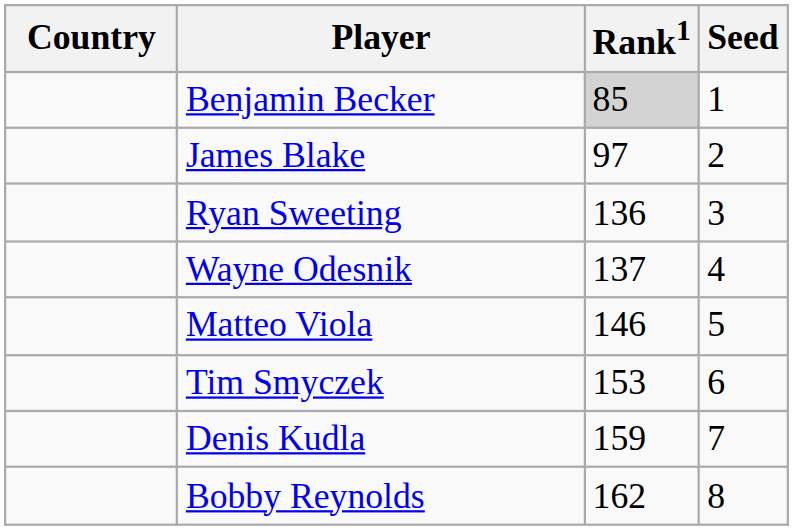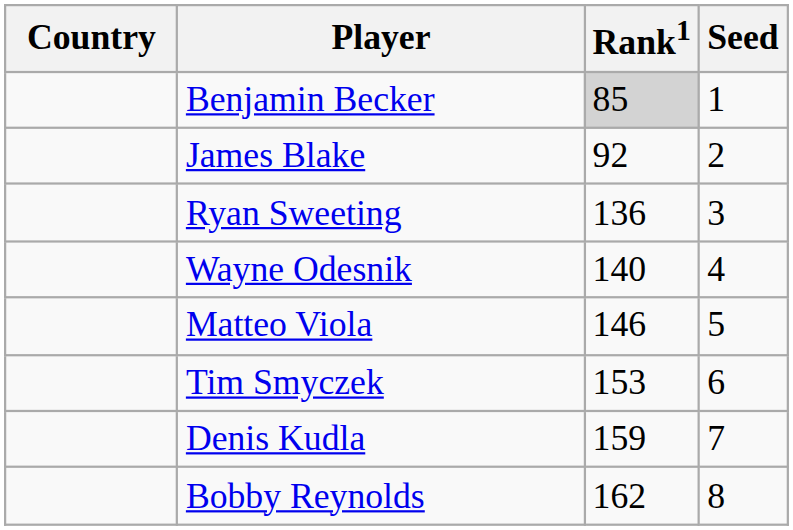(610, 155) 97 -> (610, 155) 92
(619, 268) 137 -> (619, 268) 140
